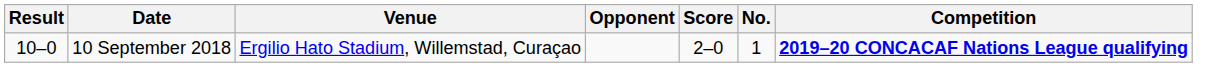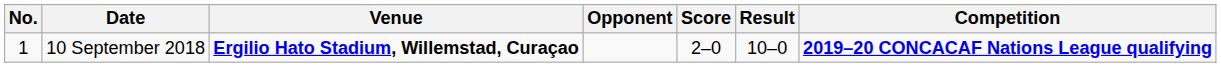columns swapped: (756, 18) <-> (36, 18)
(410, 47) normal -> (396, 47) bold
